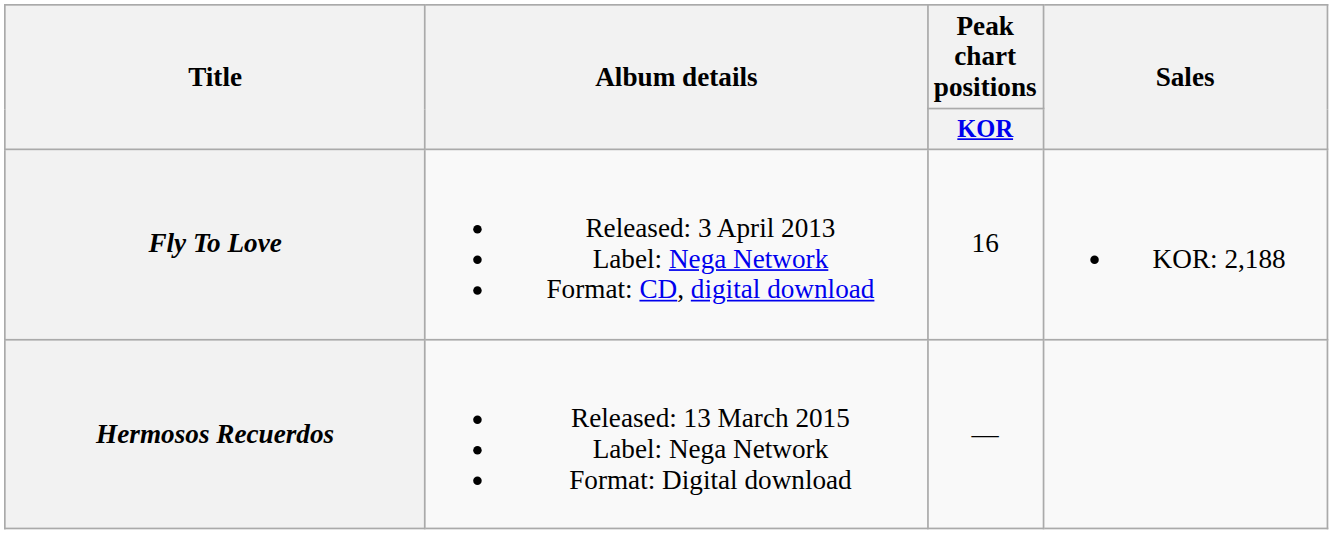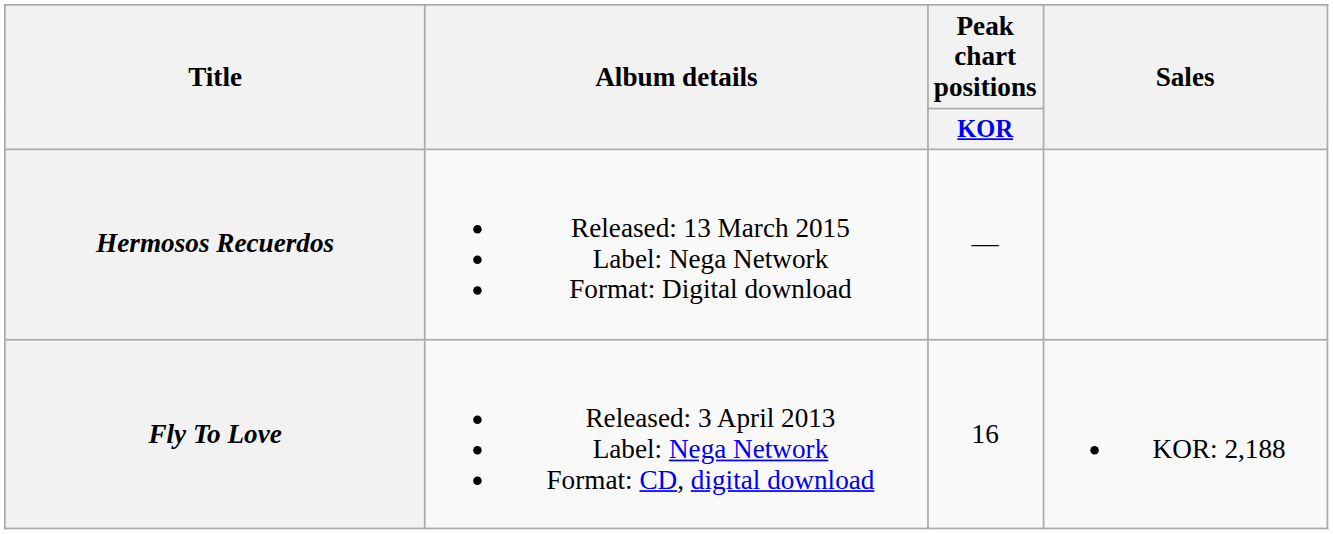rows swapped: (215, 243) <-> (215, 433)
